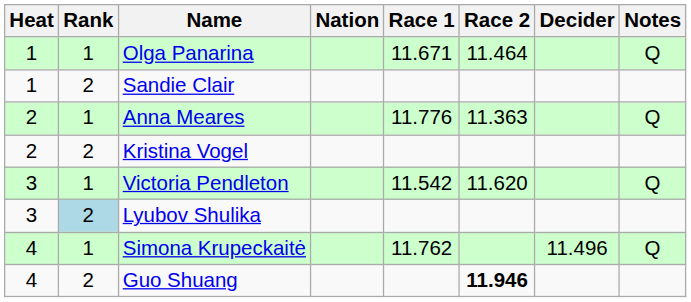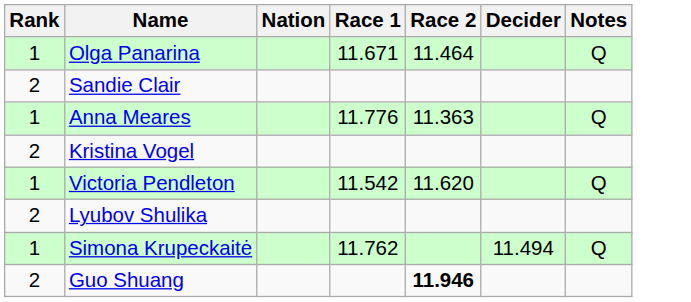- column: (32, 20)
(88, 215) lightblue background -> (34, 215) no background
(577, 248) 11.496 -> (523, 248) 11.494
